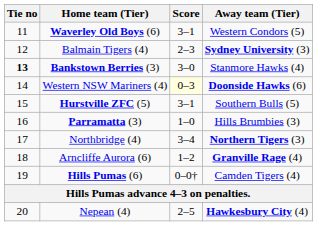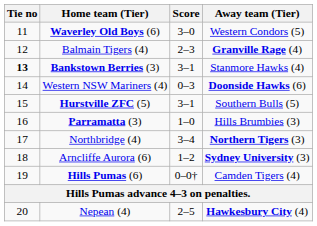(186, 31) 3–1 -> (186, 31) 3–0
(257, 49) Sydney University (3) -> (257, 49) Granville Rage (4)
(186, 67) 3–0 -> (186, 67) 3–1
(186, 85) lightyellow background -> (186, 85) no background
(257, 157) Granville Rage (4) -> (257, 157) Sydney University (3)
